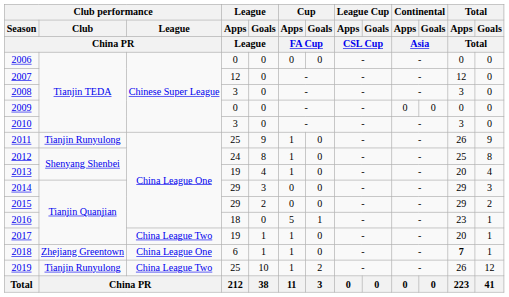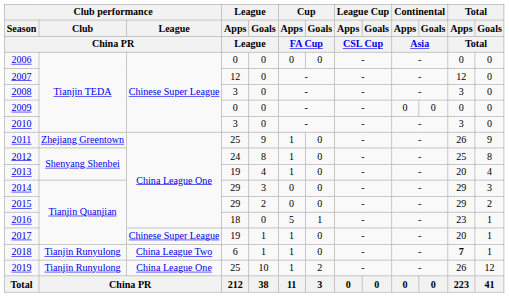(83, 140) Tianjin Runyulong -> (83, 140) Zhejiang Greentown
(174, 236) China League Two -> (174, 236) Chinese Super League
(83, 252) Zhejiang Greentown -> (83, 252) Tianjin Runyulong
(174, 252) China League One -> (174, 252) China League Two
(174, 268) China League Two -> (174, 268) China League One
